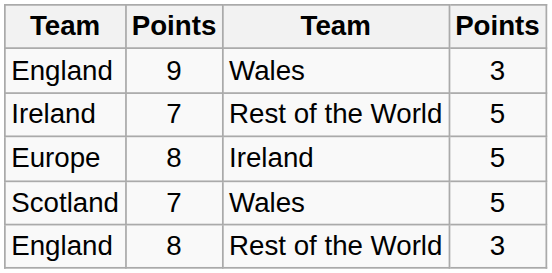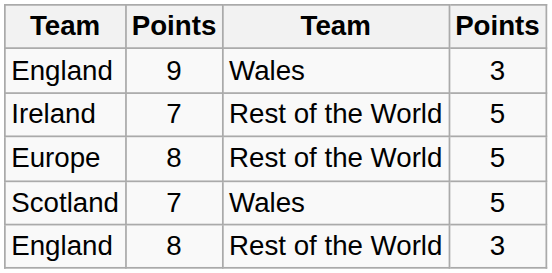(271, 158) Ireland -> (336, 158) Rest of the World
